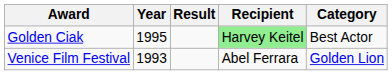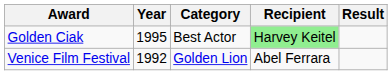columns swapped: (347, 15) <-> (194, 15)
(152, 59) 1993 -> (152, 59) 1992
